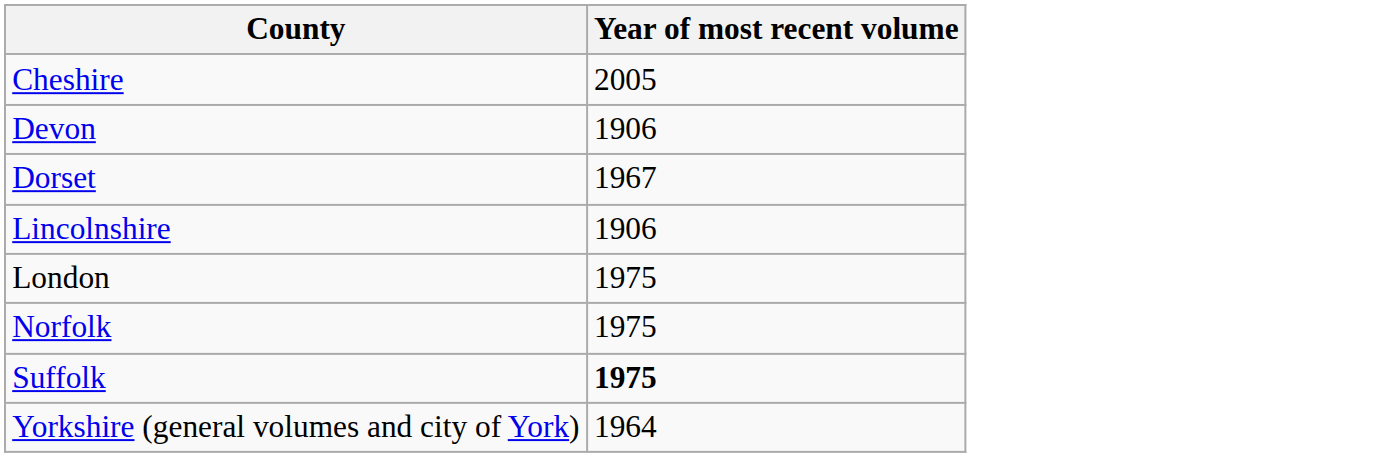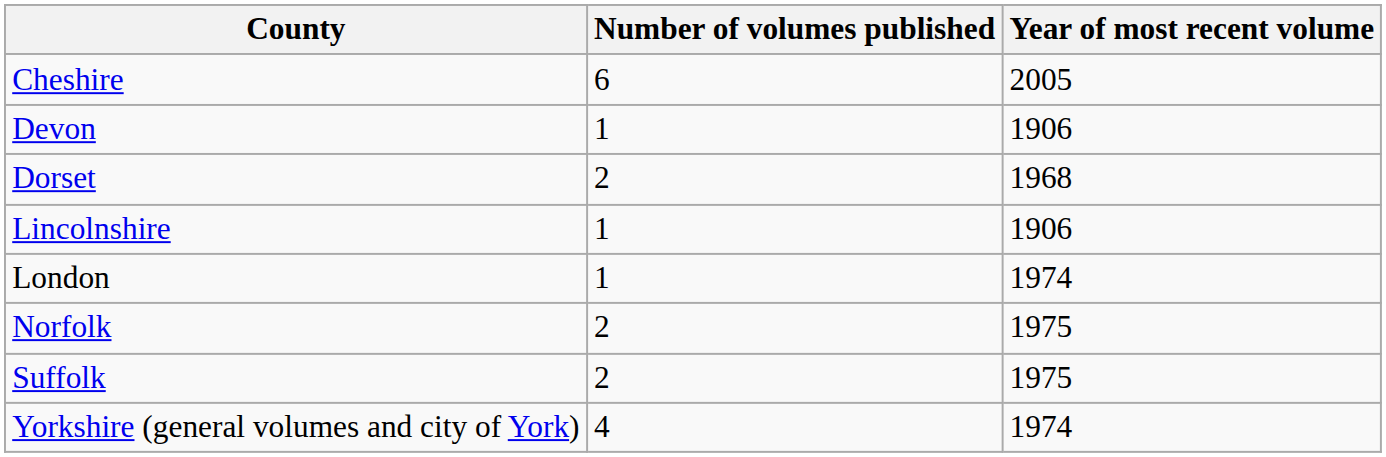+ column: (795, 29)
(625, 178) 1967 -> (1041, 178) 1968
(625, 278) 1975 -> (1041, 278) 1974
(625, 377) bold -> (1041, 377) normal
(625, 427) 1964 -> (1041, 427) 1974
